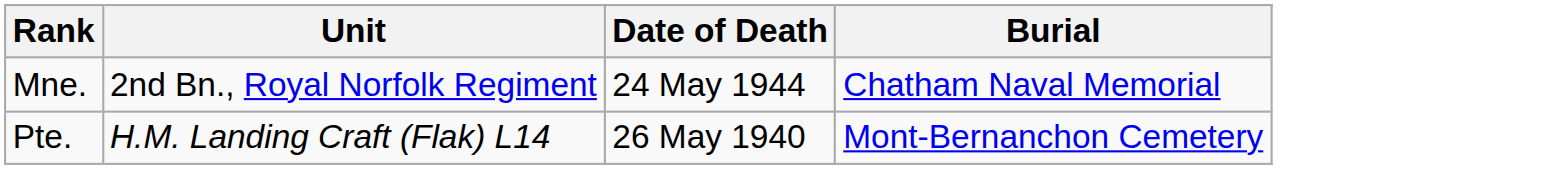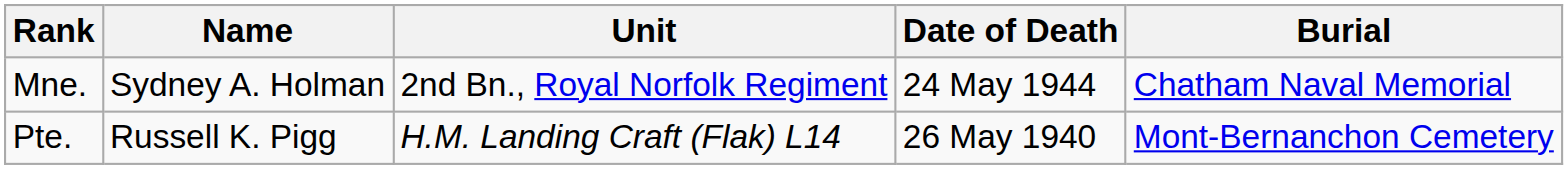+ column: (247, 31)
